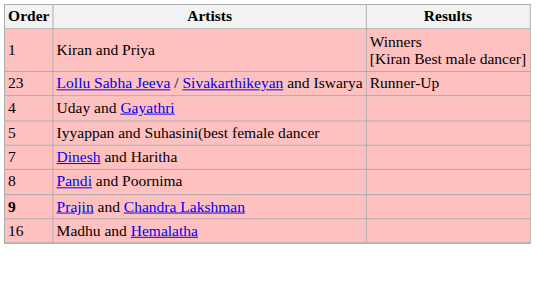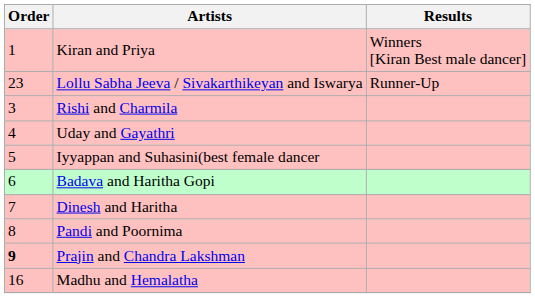+ row: (117, 108)
+ row: (136, 181)
